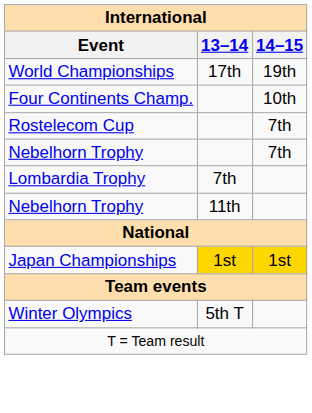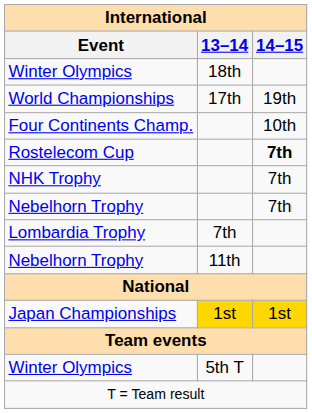+ row: (70, 71)
(280, 125) normal -> (280, 152) bold
+ row: (55, 179)
